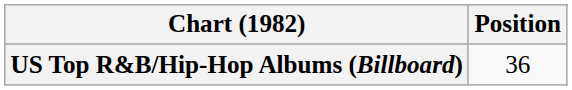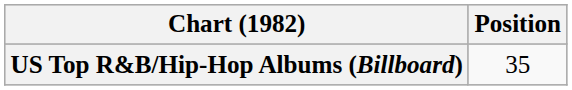(518, 64) 36 -> (518, 64) 35
